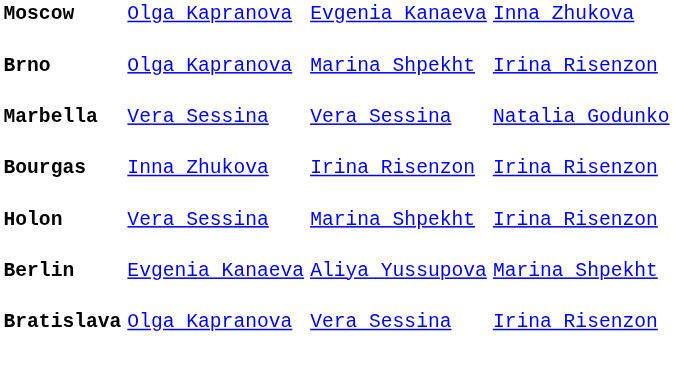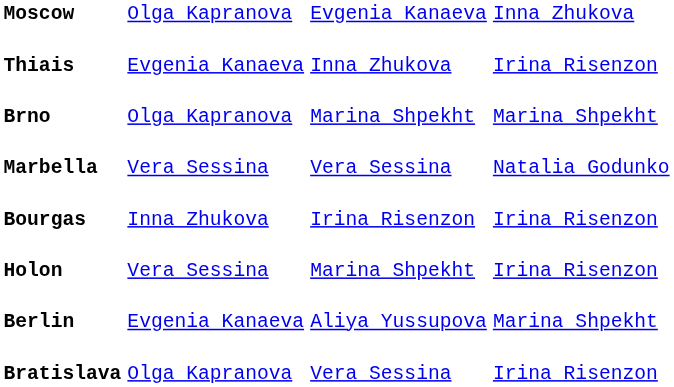+ row: (39, 65)
(575, 65) Irina Risenzon -> (575, 116) Marina Shpekht
